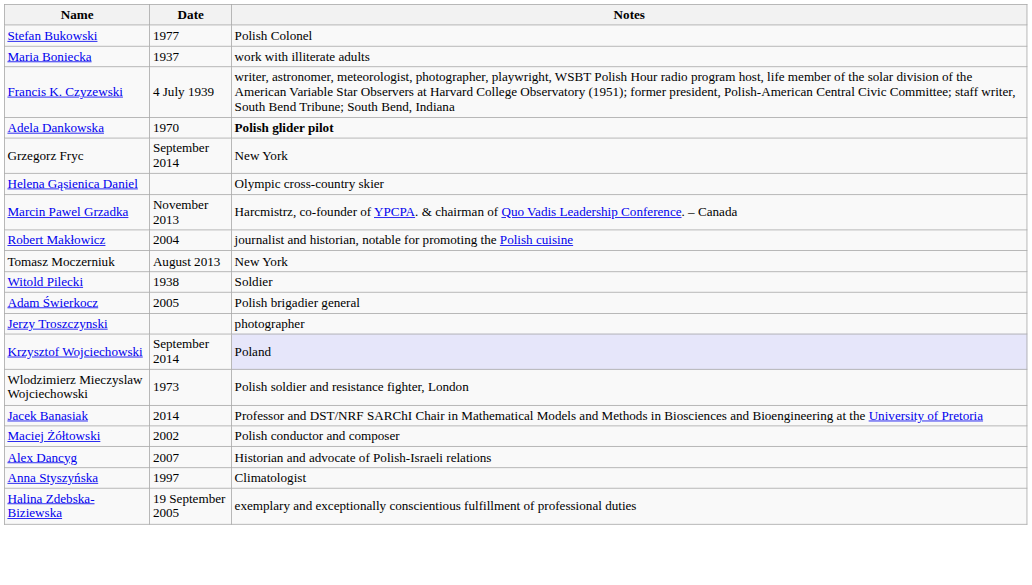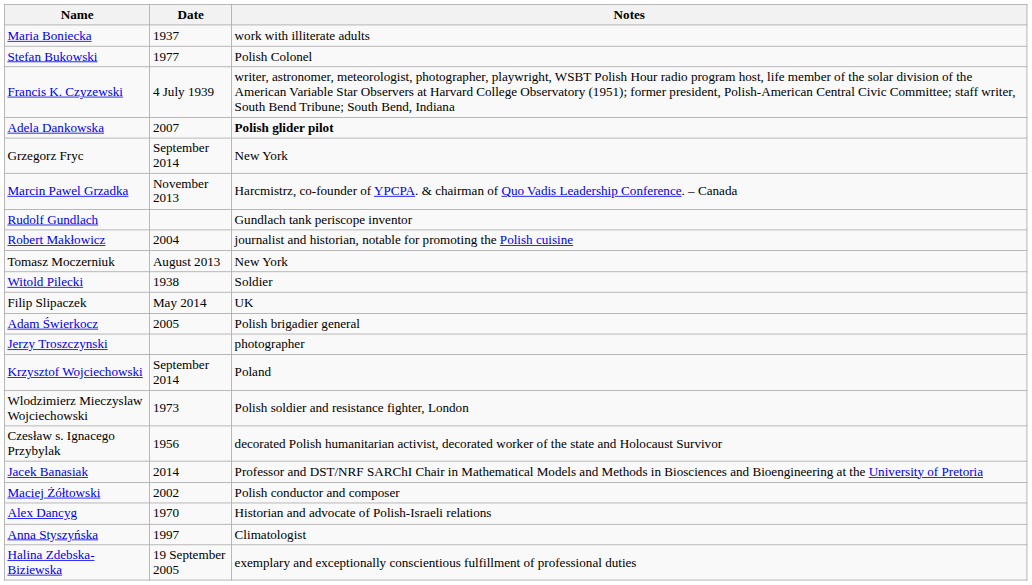rows swapped: (52, 35) <-> (50, 56)
(166, 127) 1970 -> (166, 127) 2007
- row: (73, 184)
+ row: (53, 219)
+ row: (47, 302)
(253, 351) lavender background -> (253, 372) no background
+ row: (61, 443)
(166, 457) 2007 -> (166, 513) 1970
